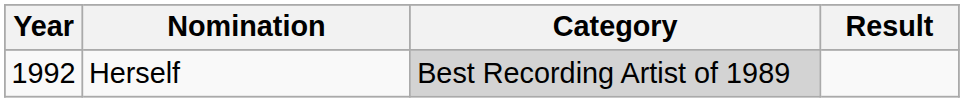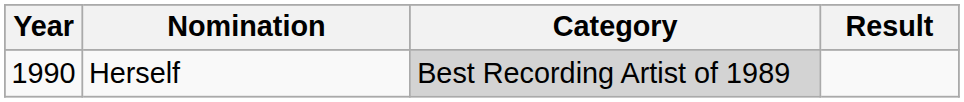(44, 73) 1992 -> (44, 73) 1990
